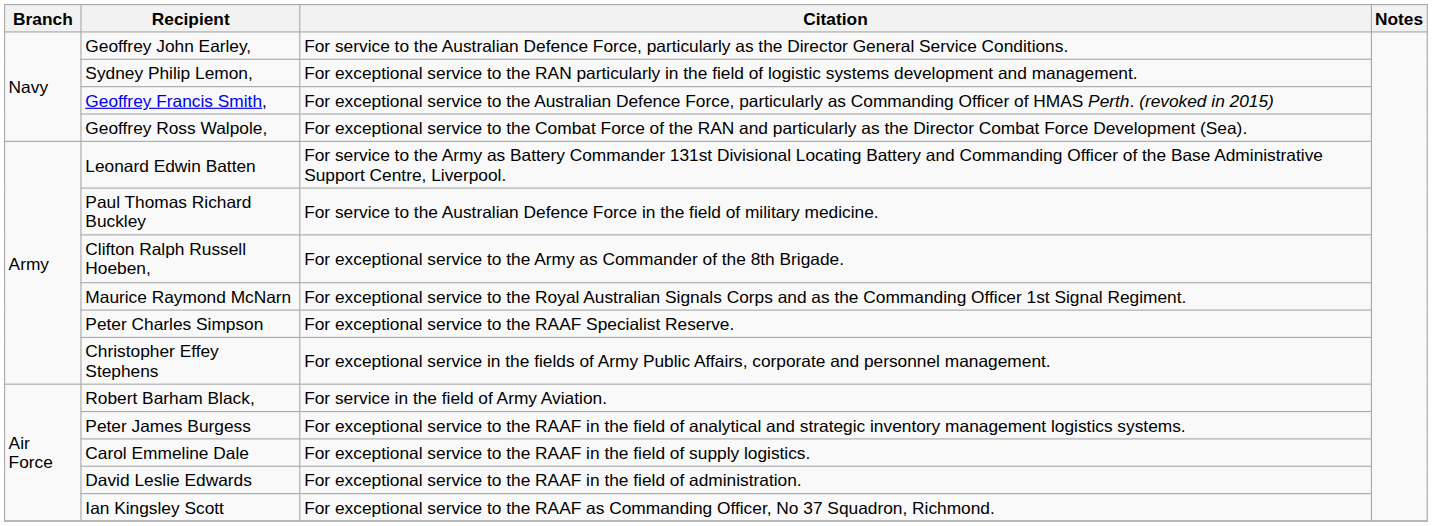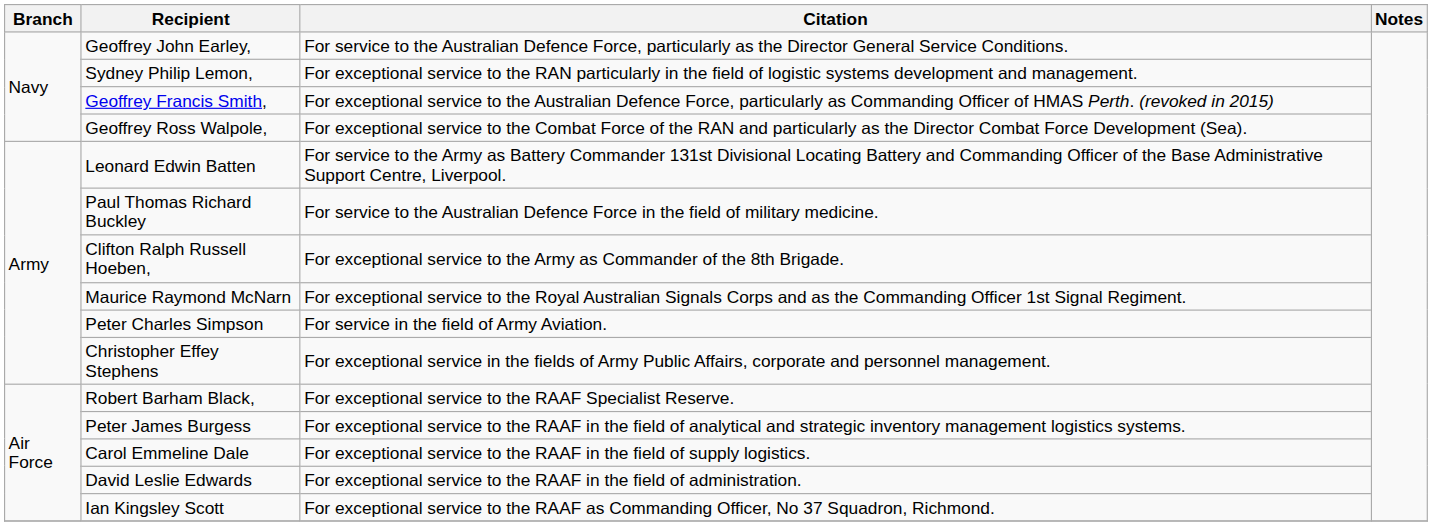(519, 323) For exceptional service to the RAAF Specialist Reserve. -> (456, 323) For service in the field of Army Aviation.
(456, 398) For service in the field of Army Aviation. -> (519, 398) For exceptional service to the RAAF Specialist Reserve.
